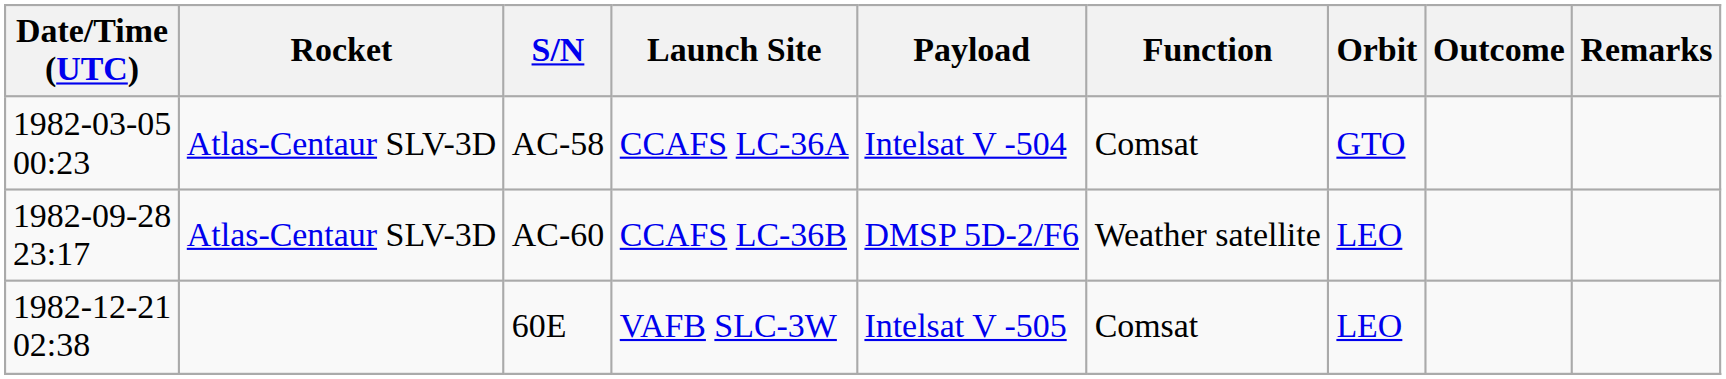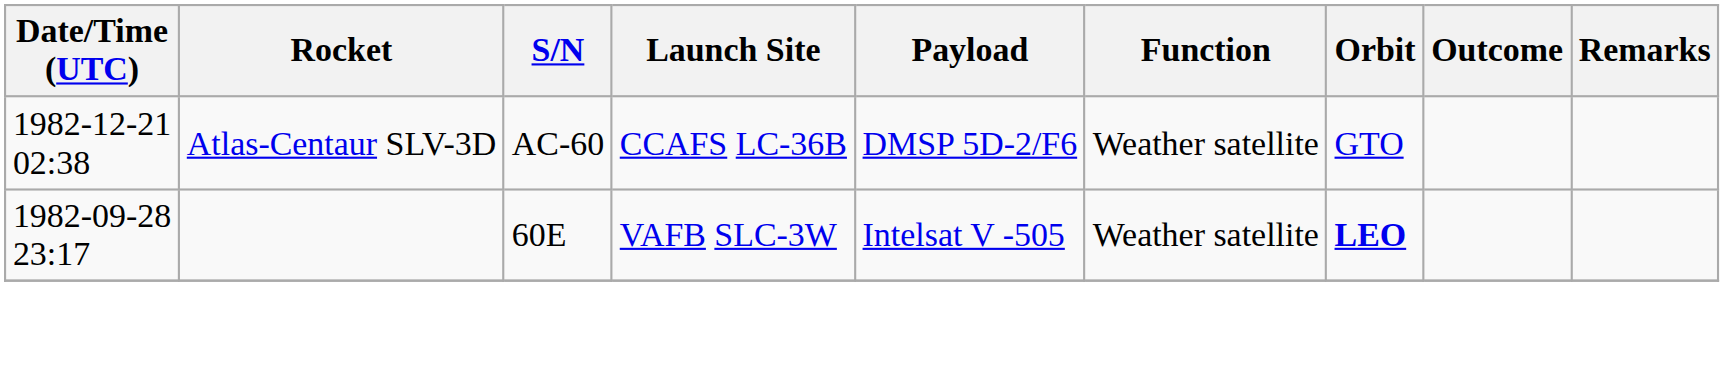- row: (558, 142)
(92, 234) 1982-09-28 23:17 -> (92, 142) 1982-12-21 02:38
(1369, 234) LEO -> (1369, 142) GTO
(92, 326) 1982-12-21 02:38 -> (92, 234) 1982-09-28 23:17
(1146, 326) Comsat -> (1206, 234) Weather satellite
(1369, 326) normal -> (1370, 234) bold
